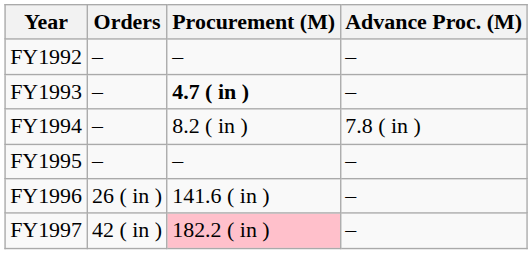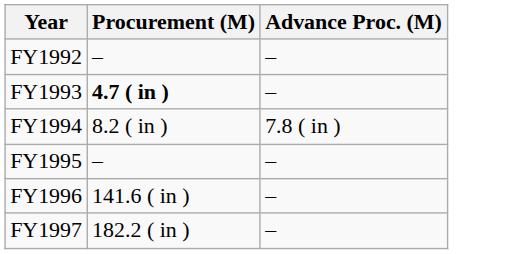- column: (127, 21)
(221, 230) pink background -> (141, 230) no background
